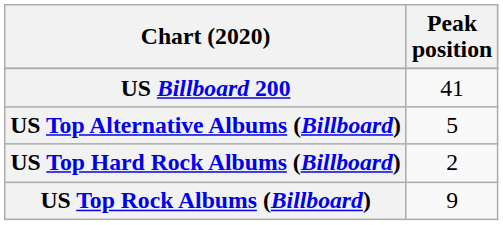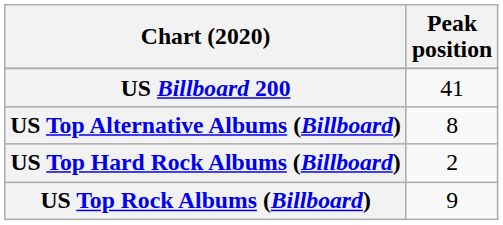(452, 125) 5 -> (452, 125) 8
